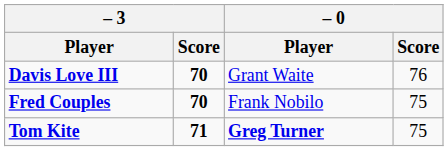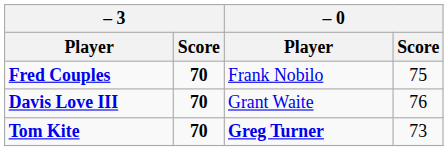rows swapped: (60, 103) <-> (63, 74)
(199, 131) 71 -> (199, 131) 70
(418, 131) 75 -> (418, 131) 73
